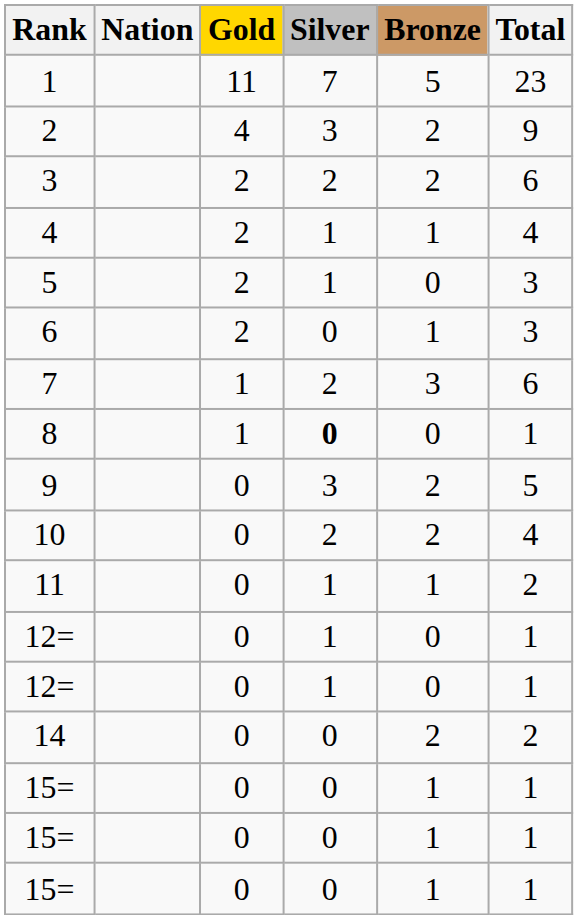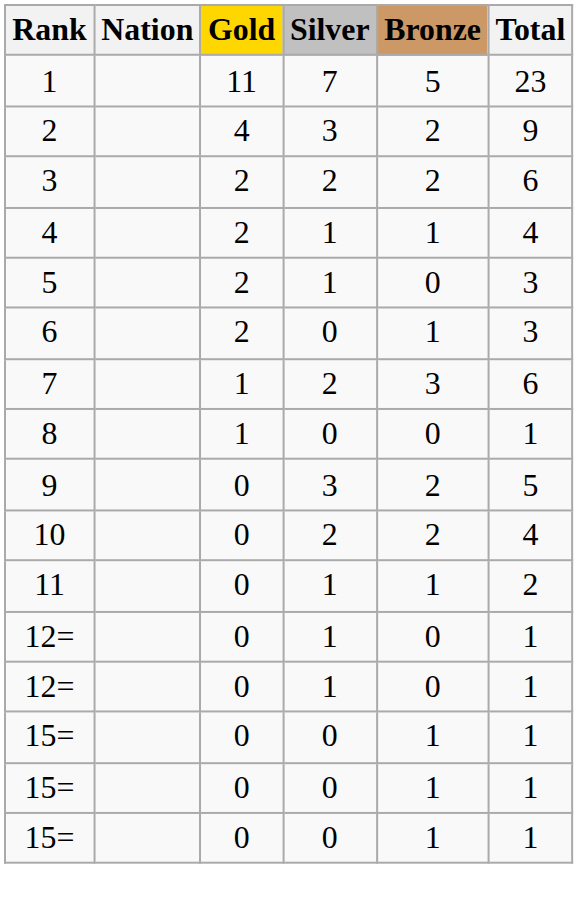(330, 433) bold -> (330, 433) normal
- row: (49, 736)
